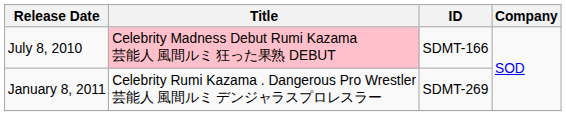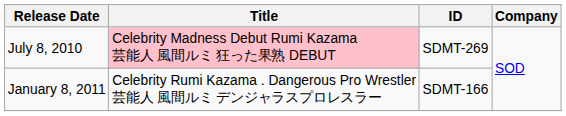(455, 48) SDMT-166 -> (455, 48) SDMT-269
(455, 89) SDMT-269 -> (455, 89) SDMT-166
